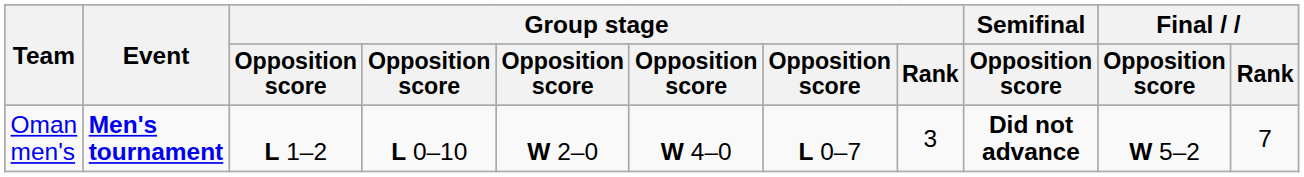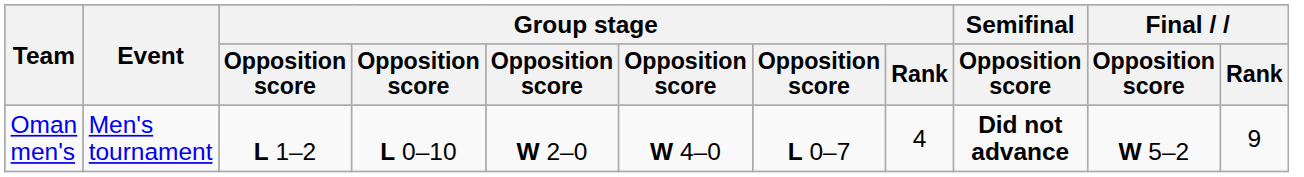(156, 139) bold -> (151, 139) normal
(930, 139) 3 -> (920, 139) 4
(1265, 139) 7 -> (1254, 139) 9
